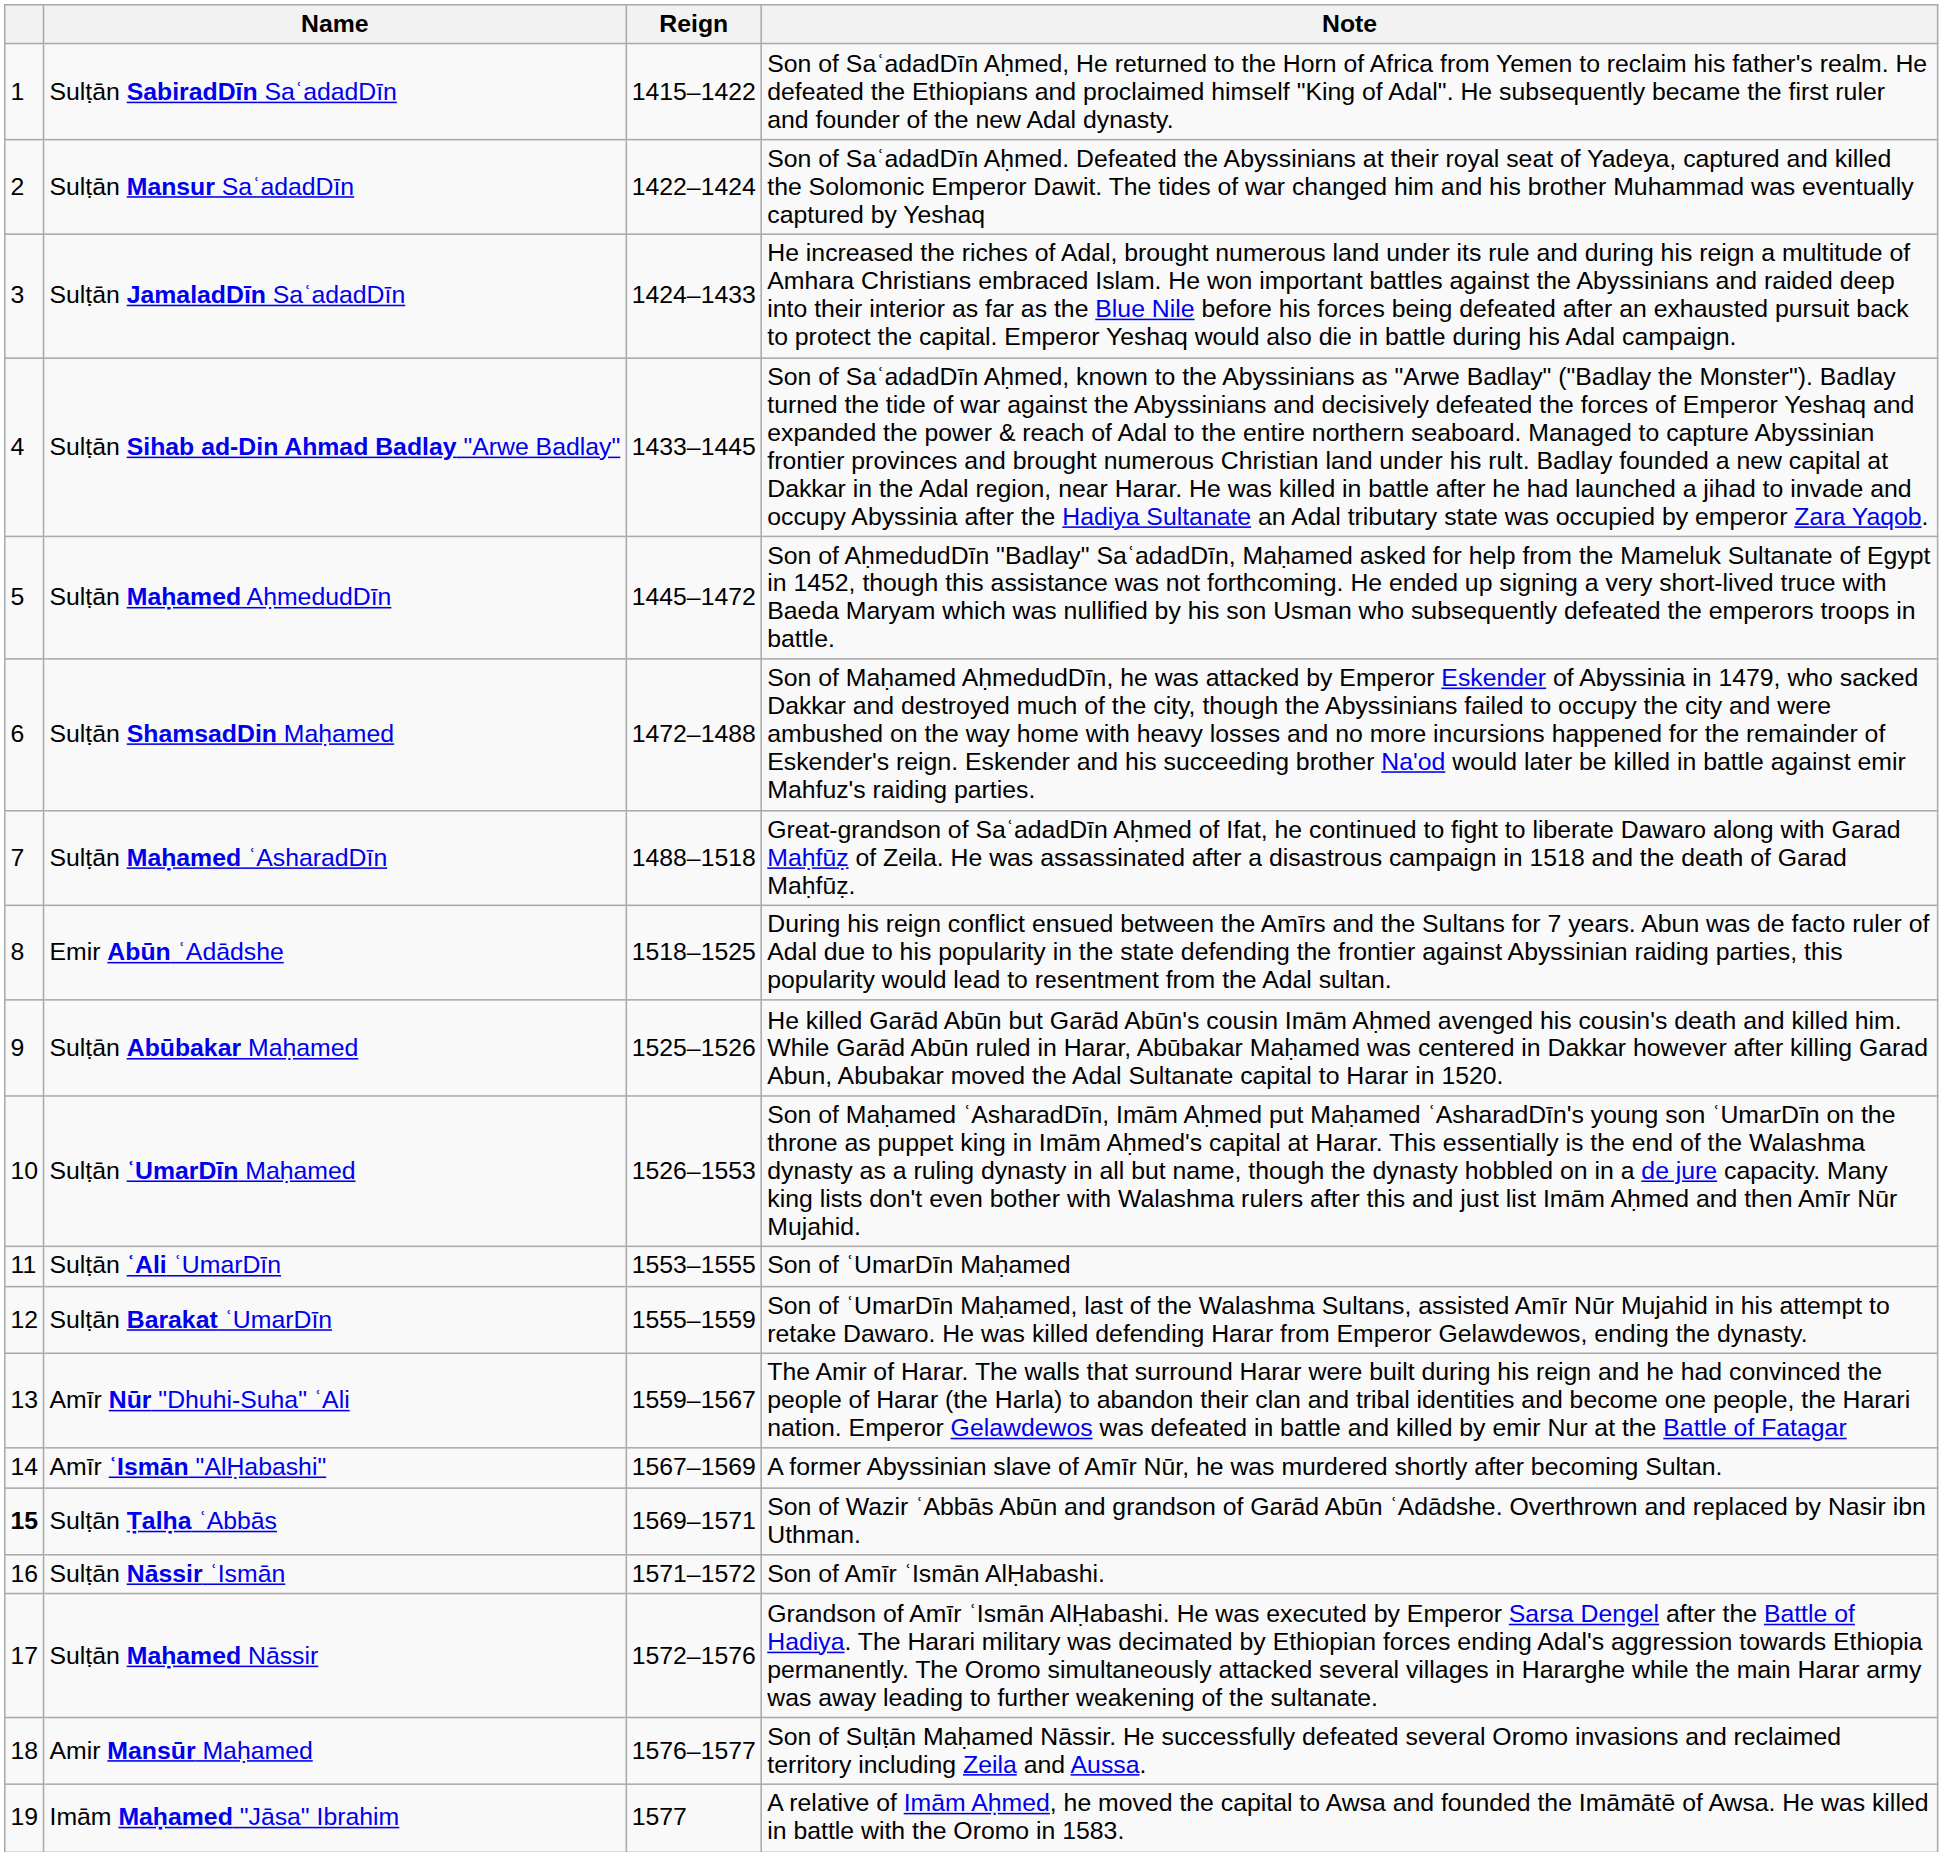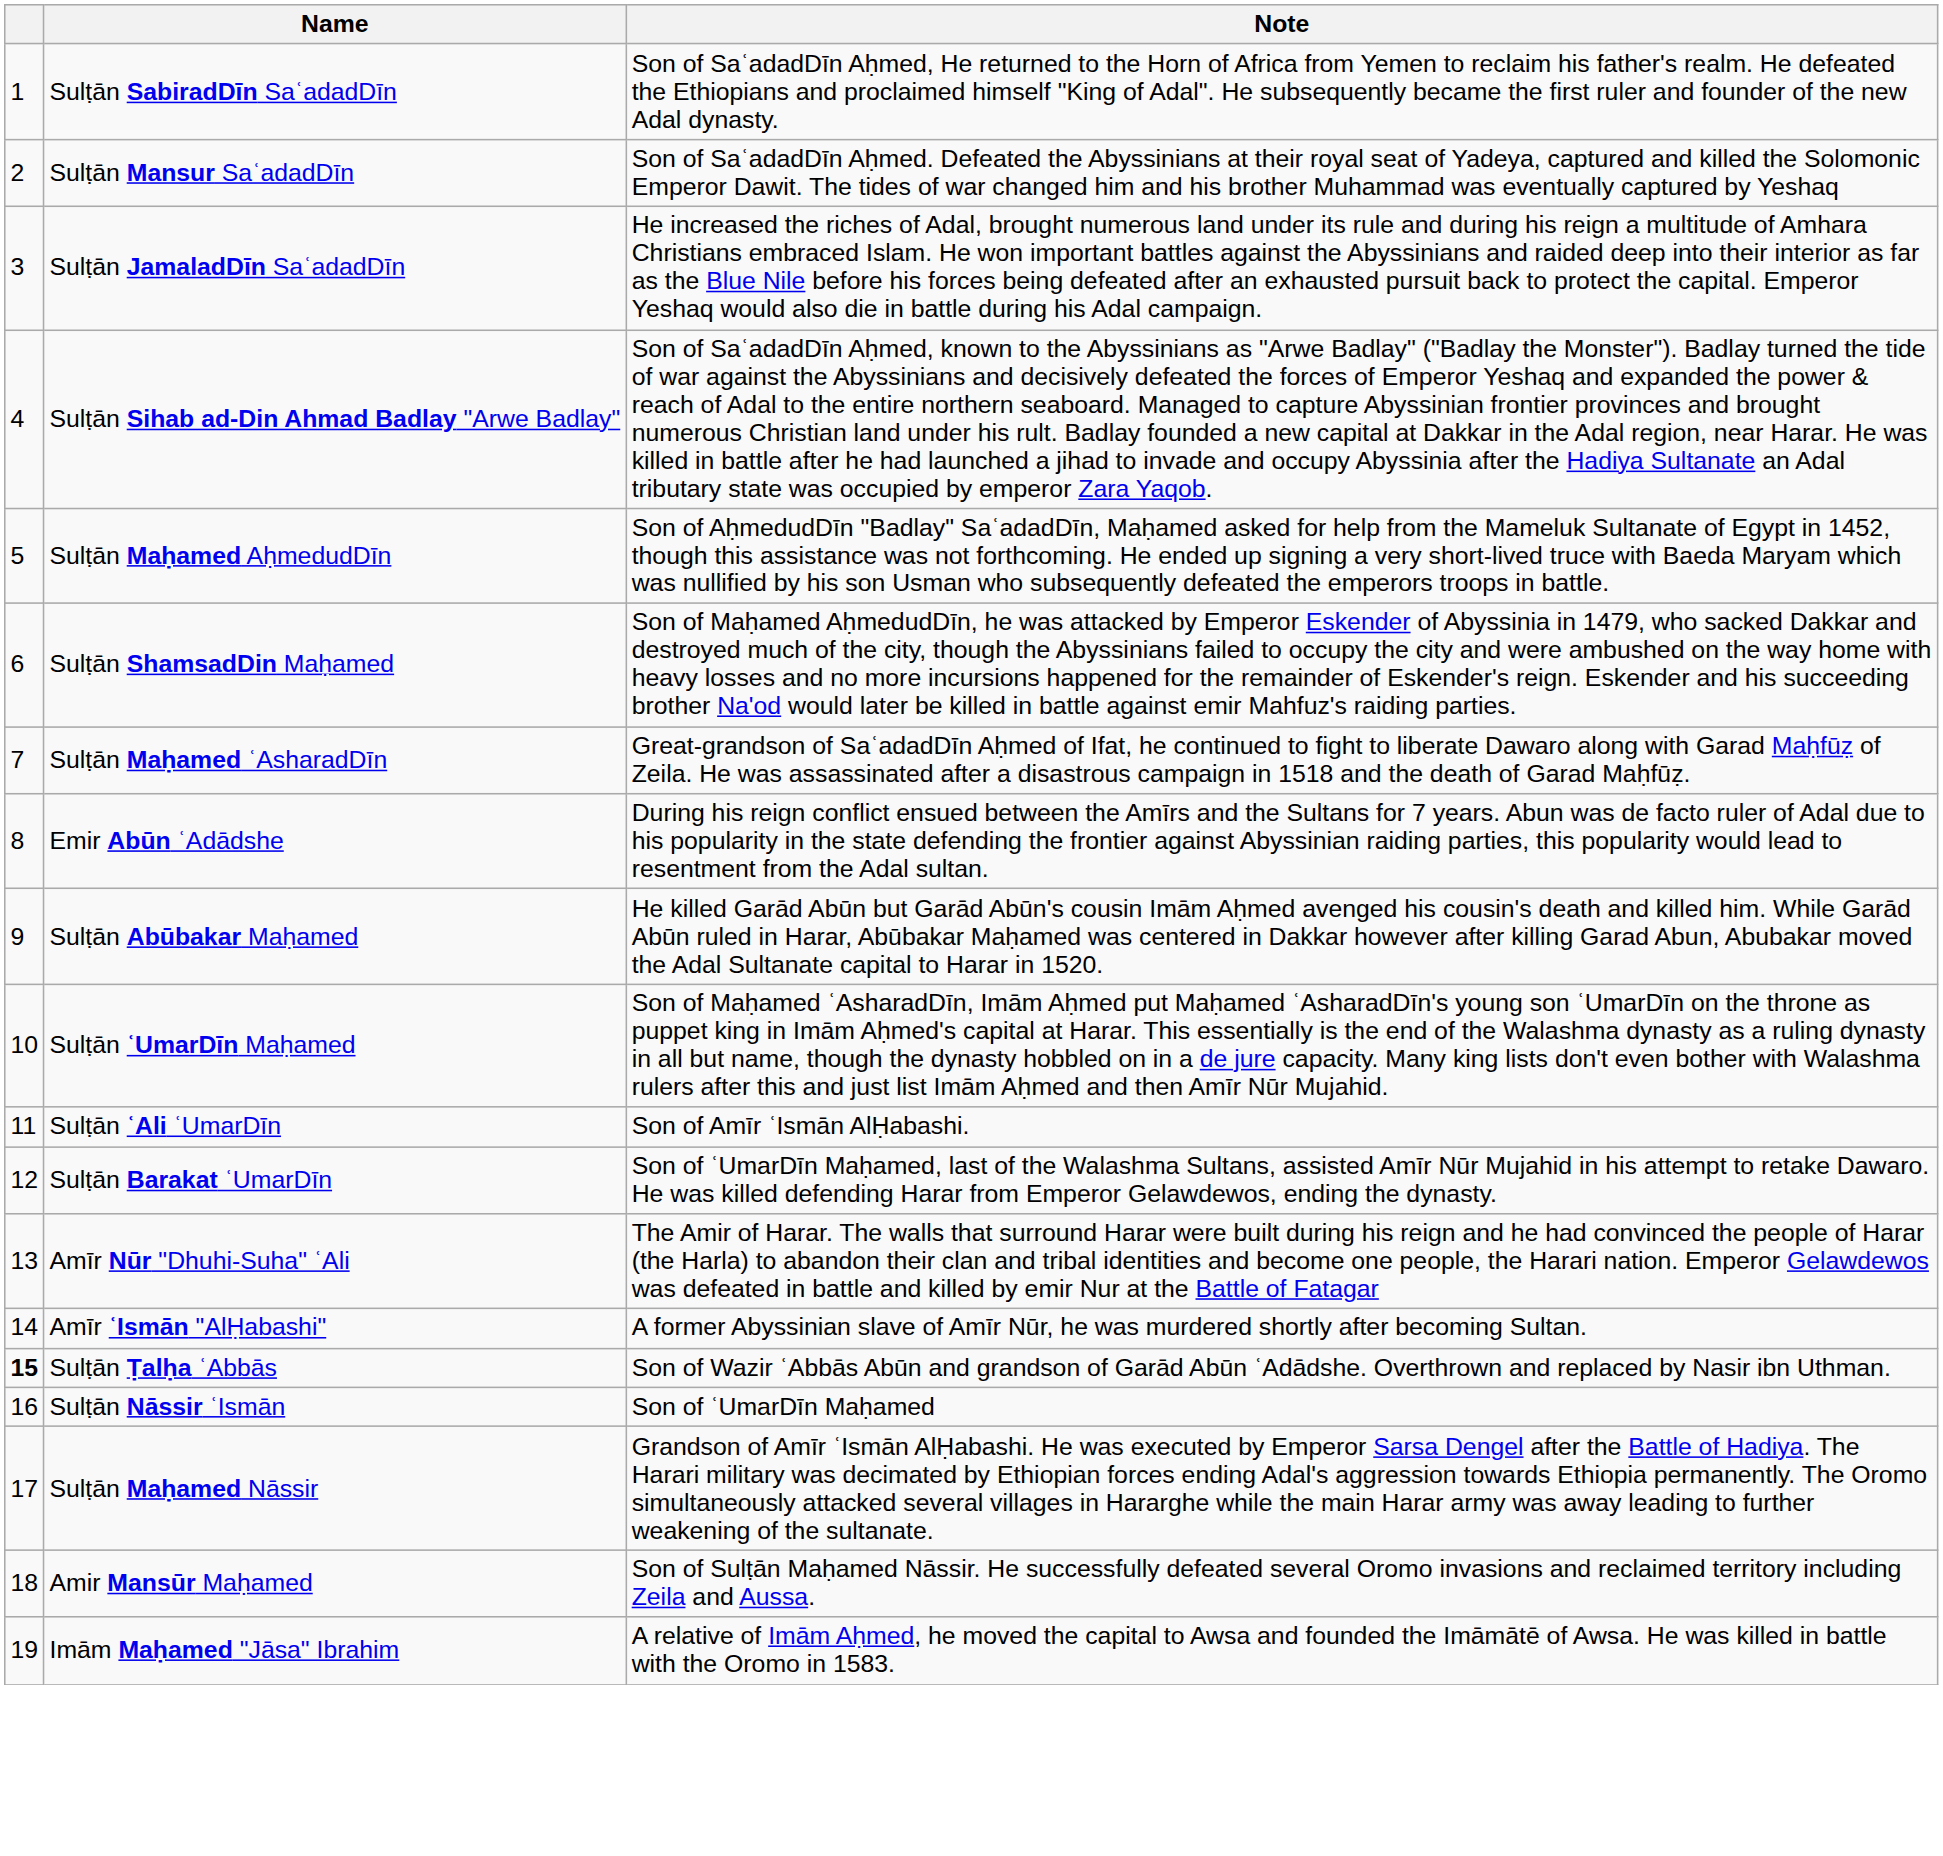- column: (694, 24)
(919, 1265) Son of ʿUmarDīn Maḥamed -> (801, 1126) Son of Amīr ʿIsmān AlḤabashi.
(936, 1574) Son of Amīr ʿIsmān AlḤabashi. -> (783, 1406) Son of ʿUmarDīn Maḥamed
